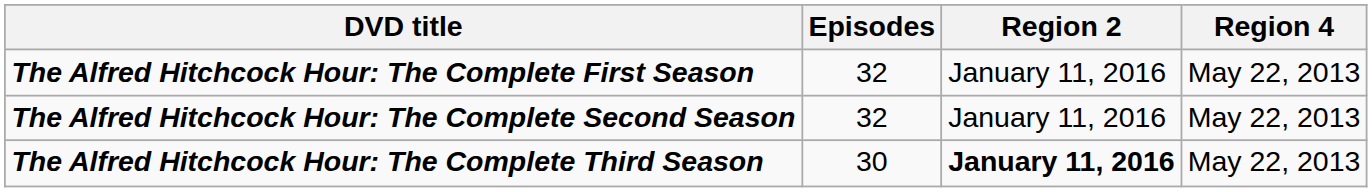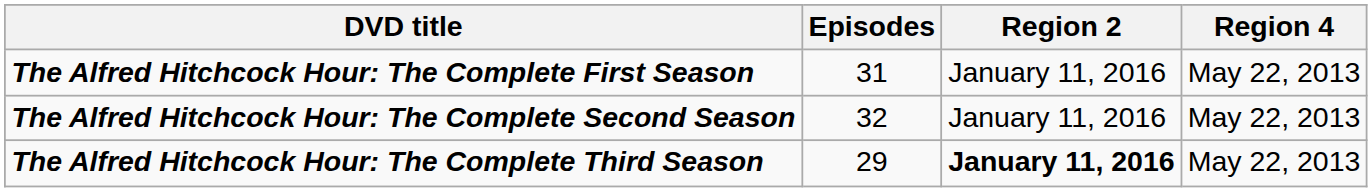(872, 72) 32 -> (872, 72) 31
(872, 162) 30 -> (872, 162) 29
